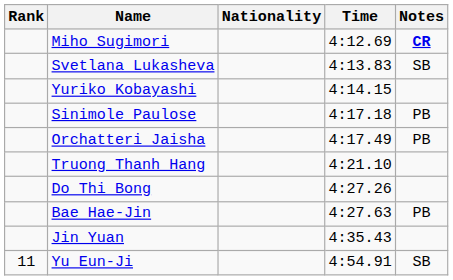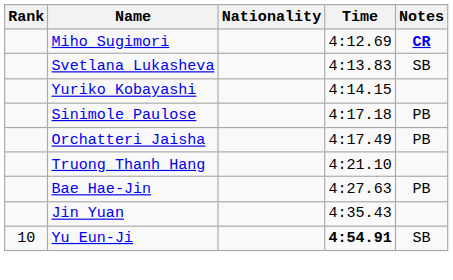- row: (101, 189)
(26, 263) 11 -> (26, 238) 10
(360, 263) normal -> (360, 238) bold
